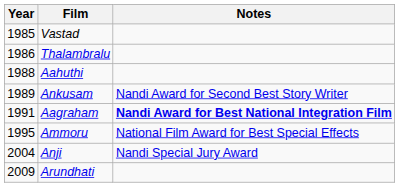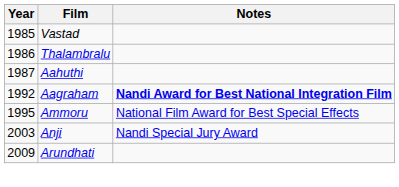(21, 73) 1988 -> (21, 73) 1987
- row: (67, 93)
(21, 113) 1991 -> (21, 93) 1992
(21, 152) 2004 -> (21, 133) 2003
